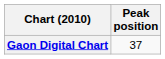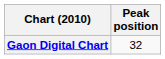(136, 44) 37 -> (136, 44) 32
